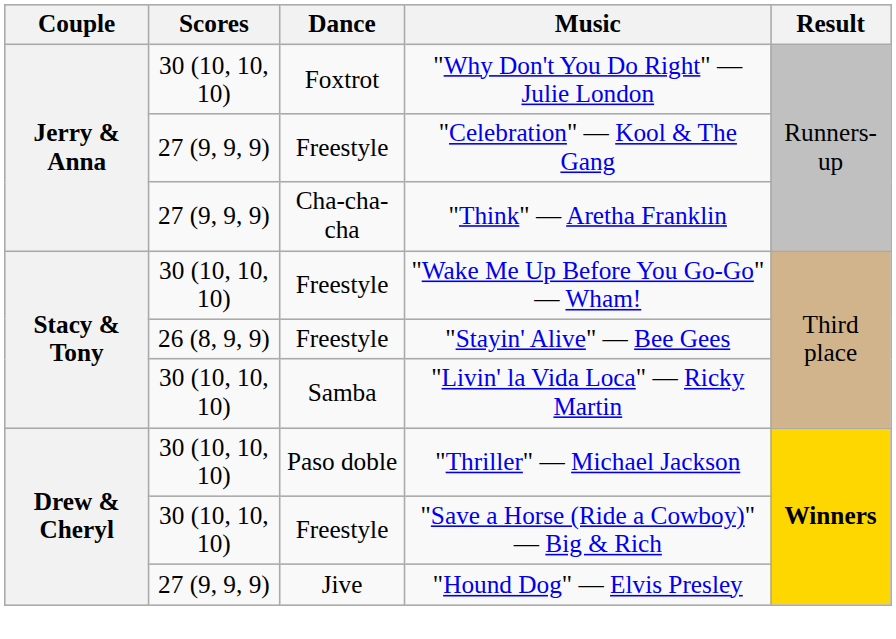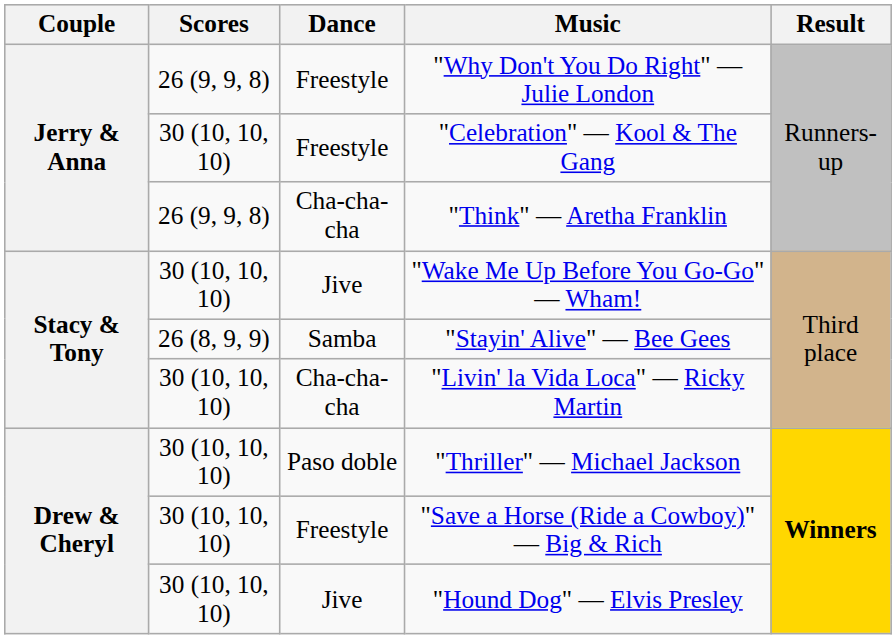(214, 78) 30 (10, 10, 10) -> (214, 78) 26 (9, 9, 8)
(342, 78) Foxtrot -> (342, 78) Freestyle
(214, 147) 27 (9, 9, 9) -> (214, 147) 30 (10, 10, 10)
(214, 215) 27 (9, 9, 9) -> (214, 215) 26 (9, 9, 8)
(342, 284) Freestyle -> (342, 284) Jive
(342, 338) Freestyle -> (342, 338) Samba
(342, 393) Samba -> (342, 393) Cha-cha-cha
(214, 584) 27 (9, 9, 9) -> (214, 598) 30 (10, 10, 10)
